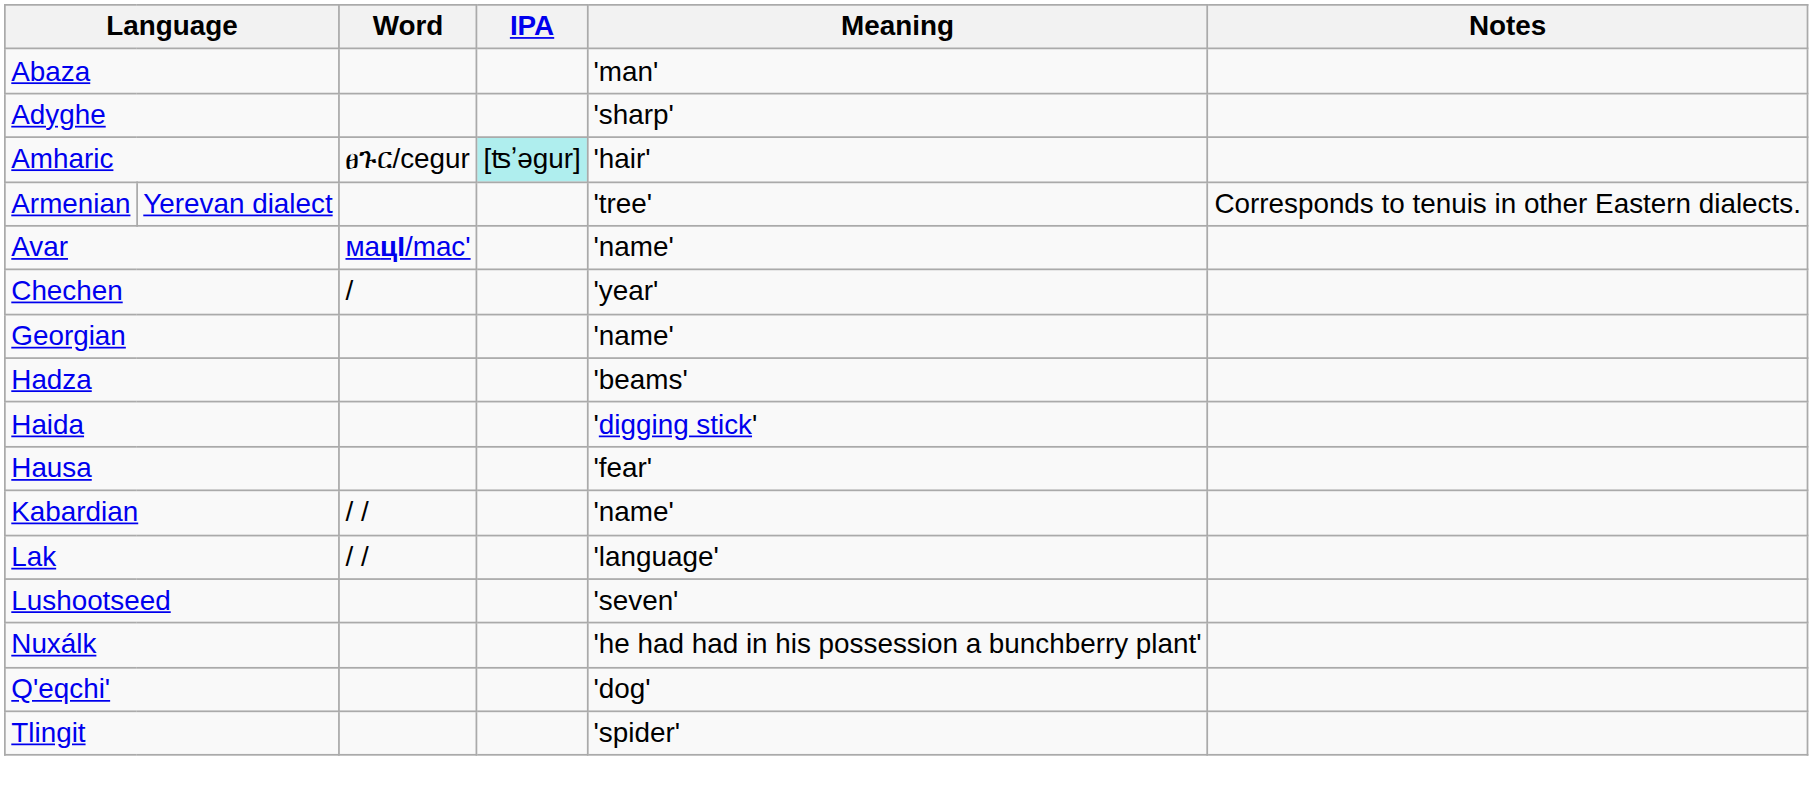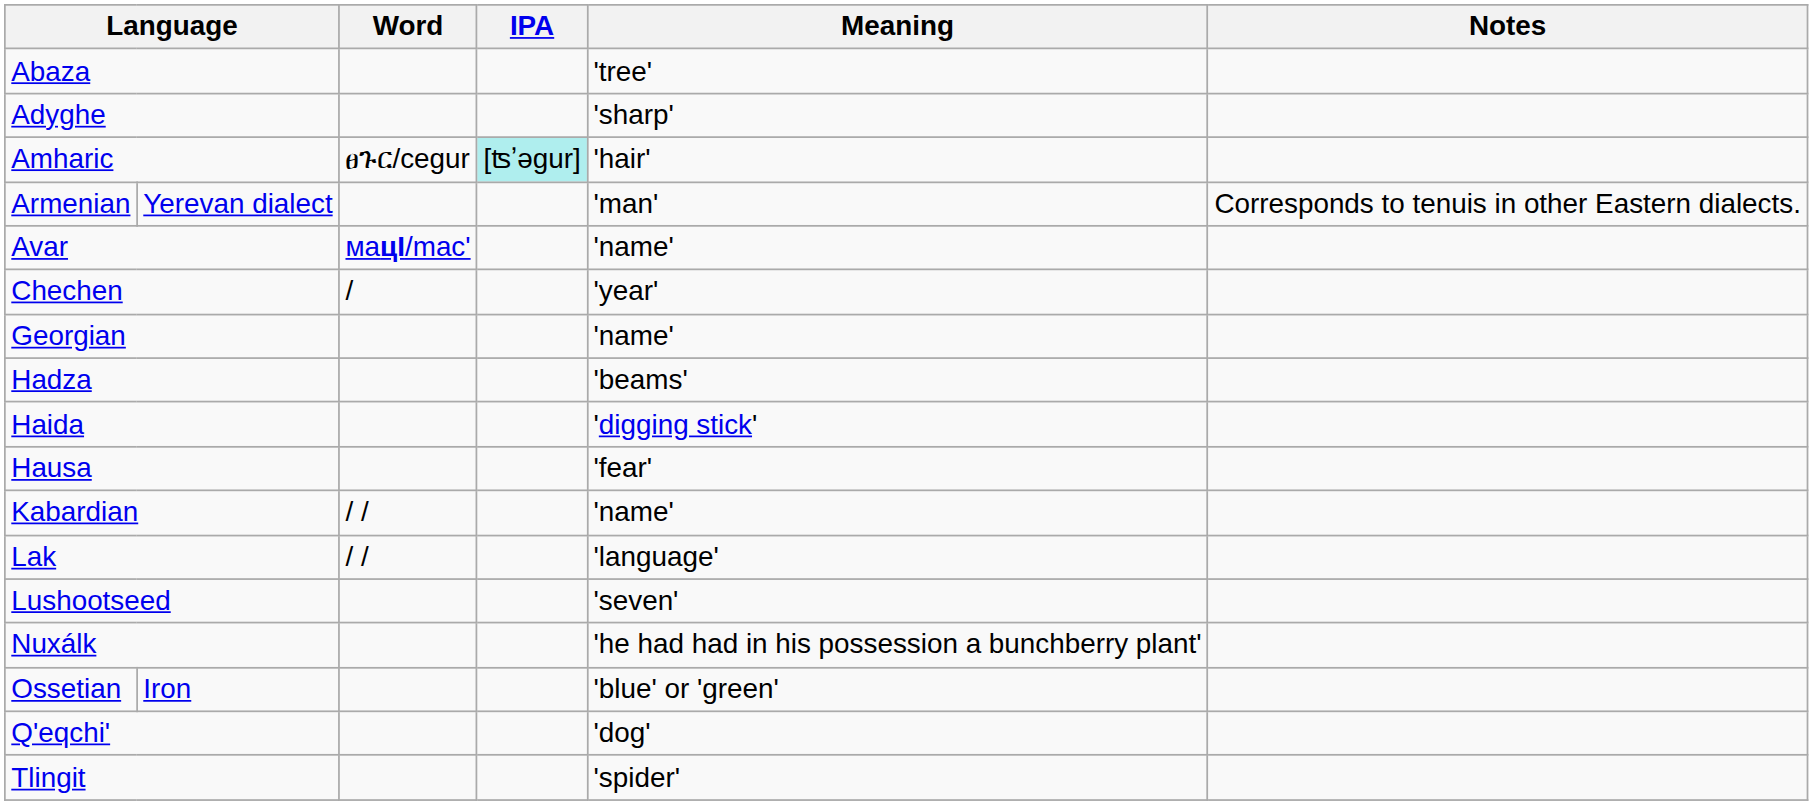(626, 70) 'man' -> (623, 70) 'tree'
(623, 203) 'tree' -> (626, 203) 'man'
+ row: (66, 688)
